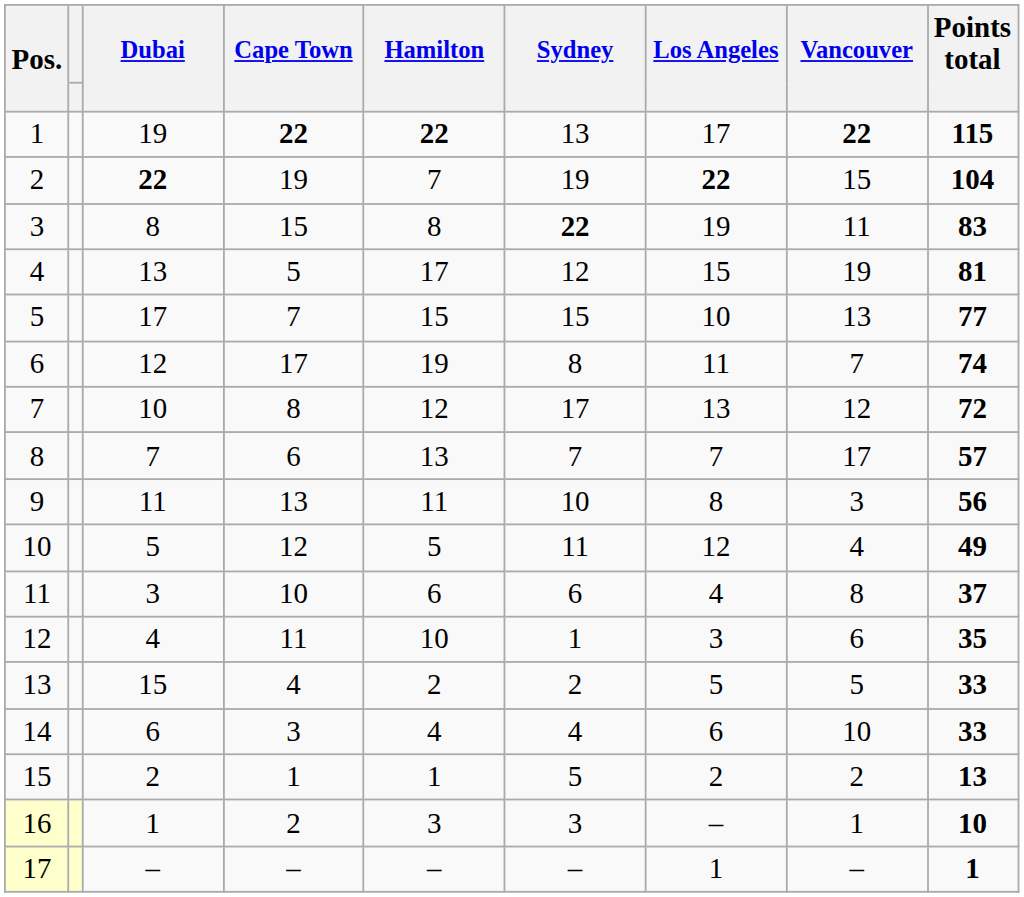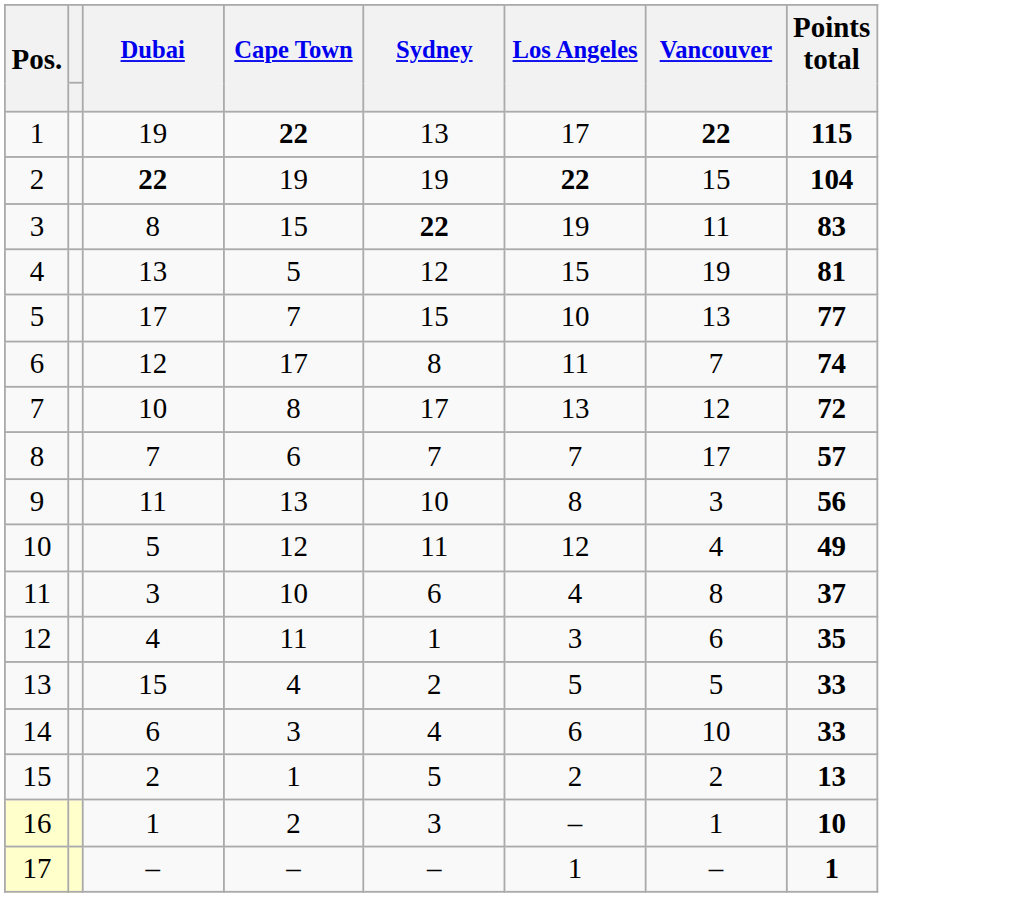- column: (434, 97)
